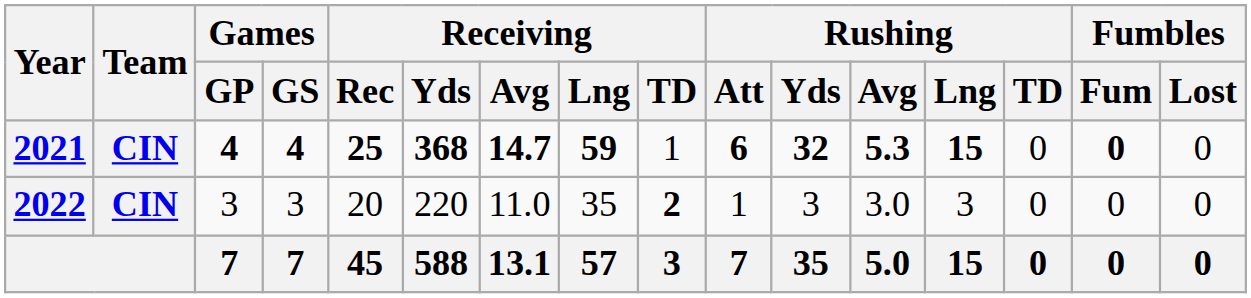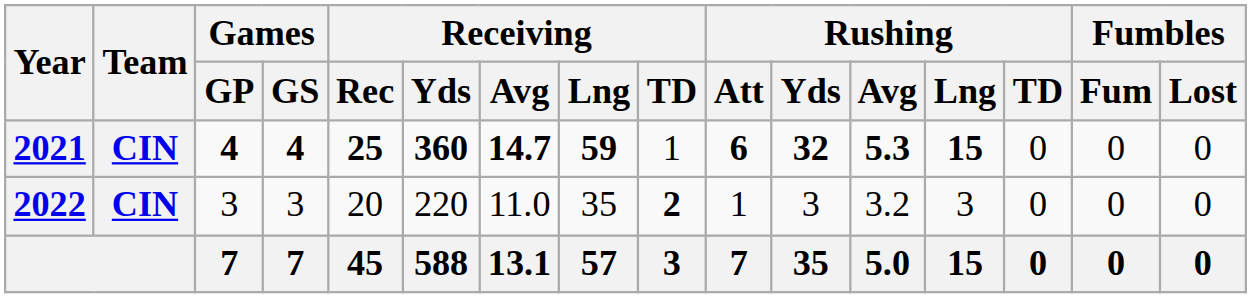(441, 147) 368 -> (441, 147) 360
(1116, 147) bold -> (1116, 147) normal
(887, 205) 3.0 -> (887, 205) 3.2
